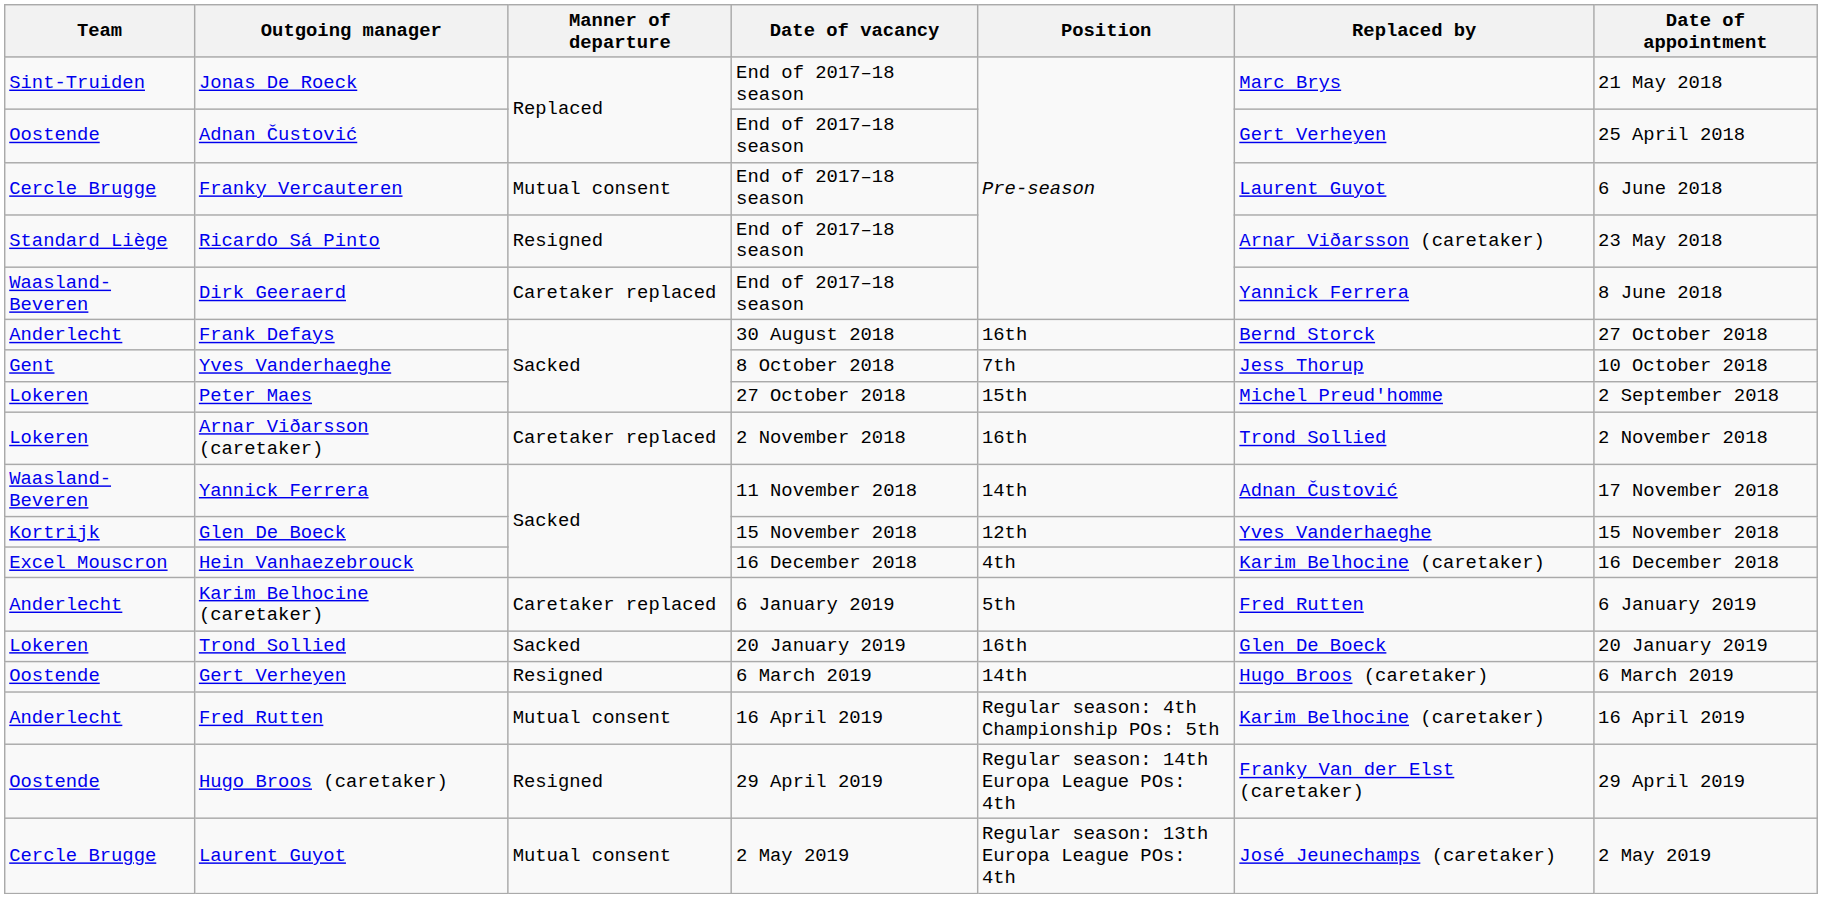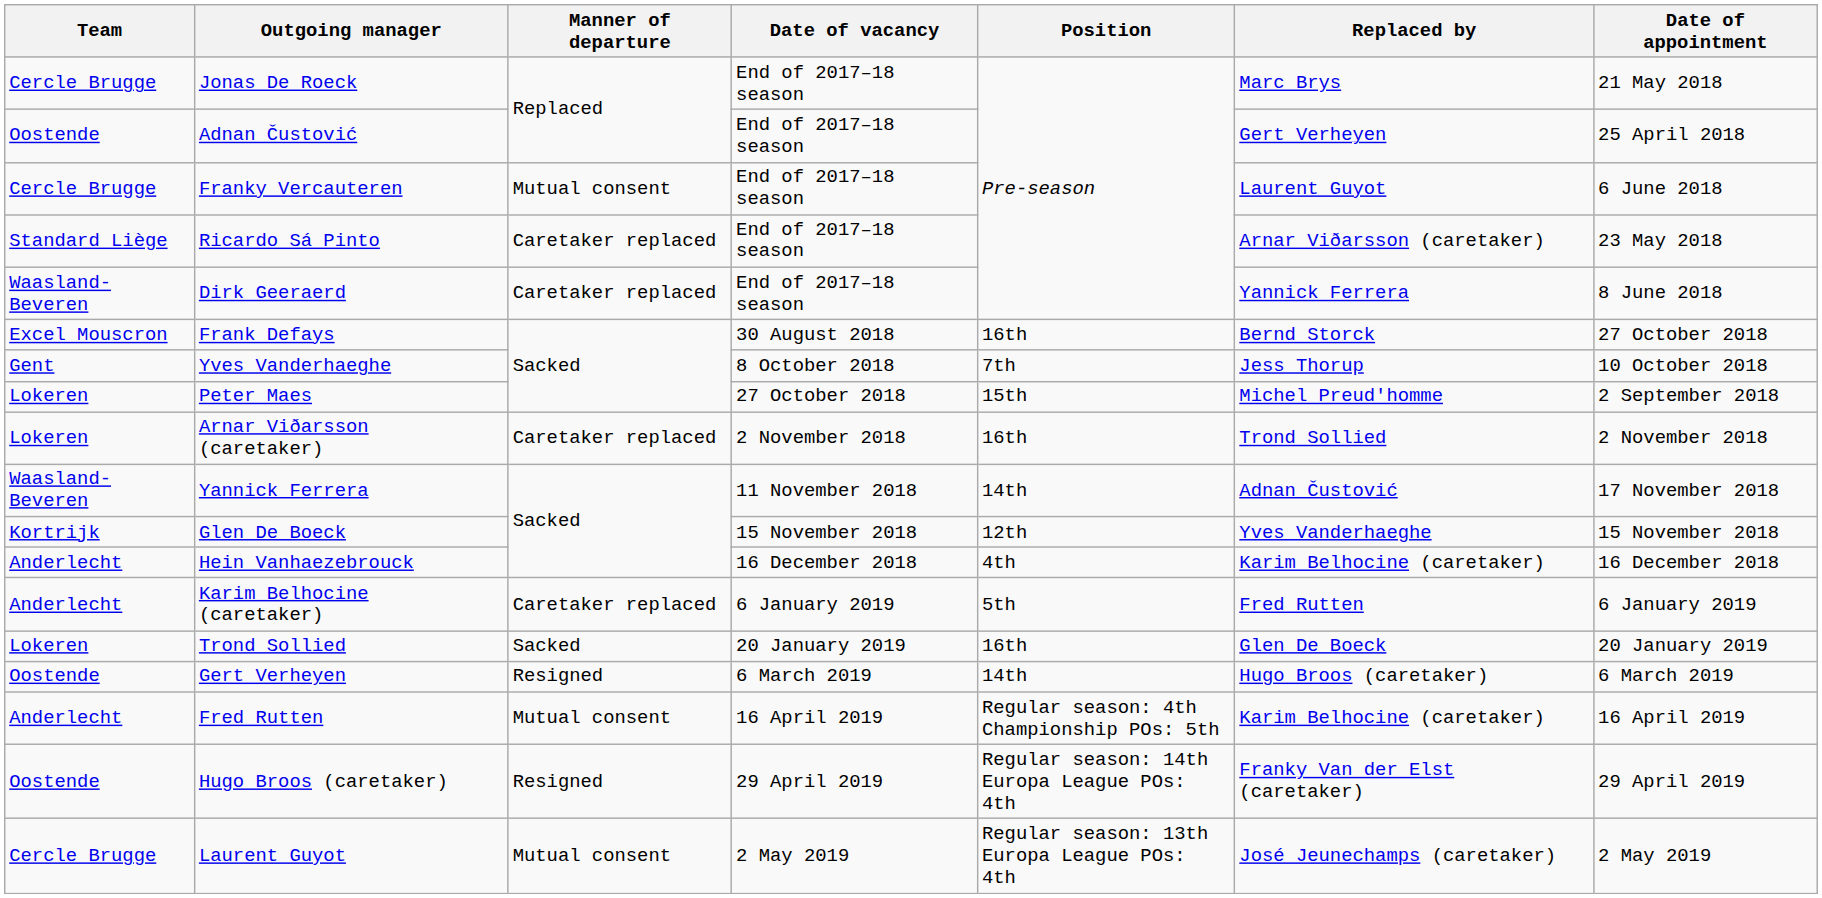(77, 83) Sint-Truiden -> (83, 83) Cercle Brugge
(558, 241) Resigned -> (614, 241) Caretaker replaced
(66, 335) Anderlecht -> (88, 335) Excel Mouscron
(88, 563) Excel Mouscron -> (66, 563) Anderlecht
